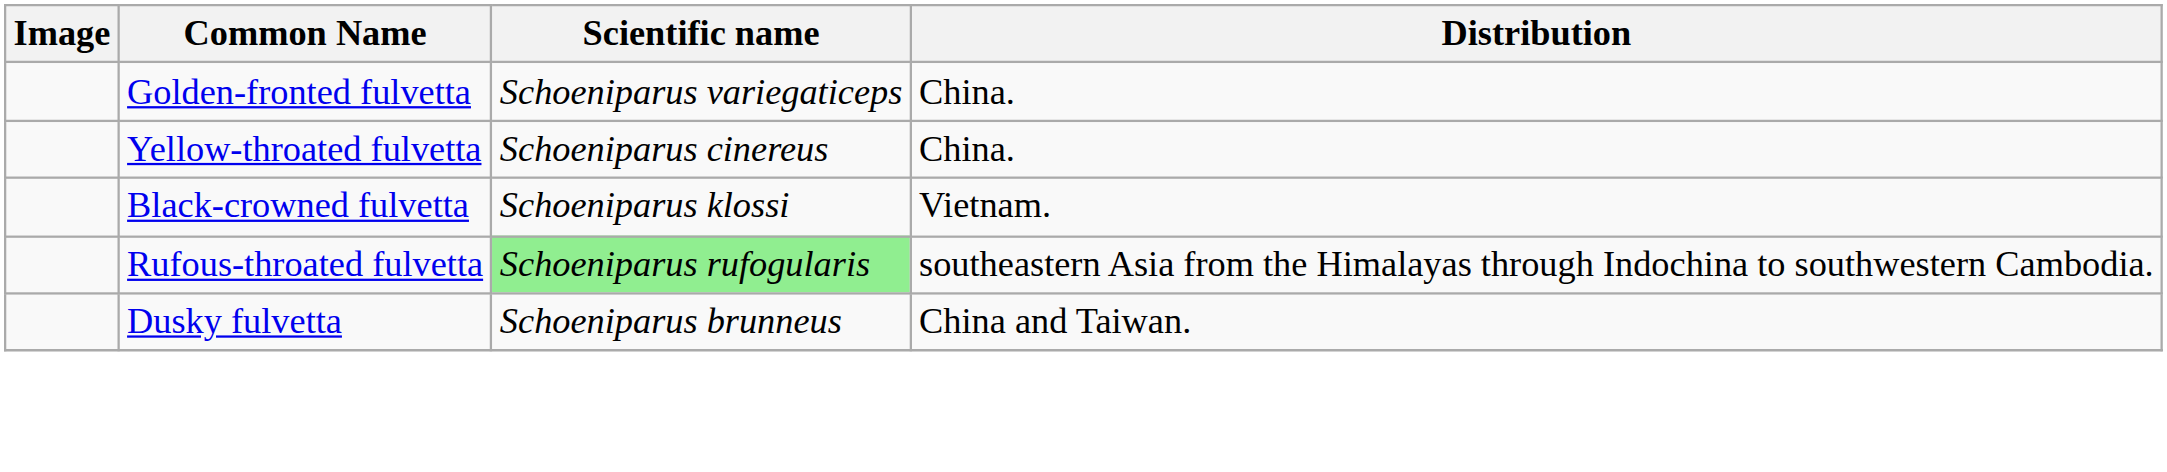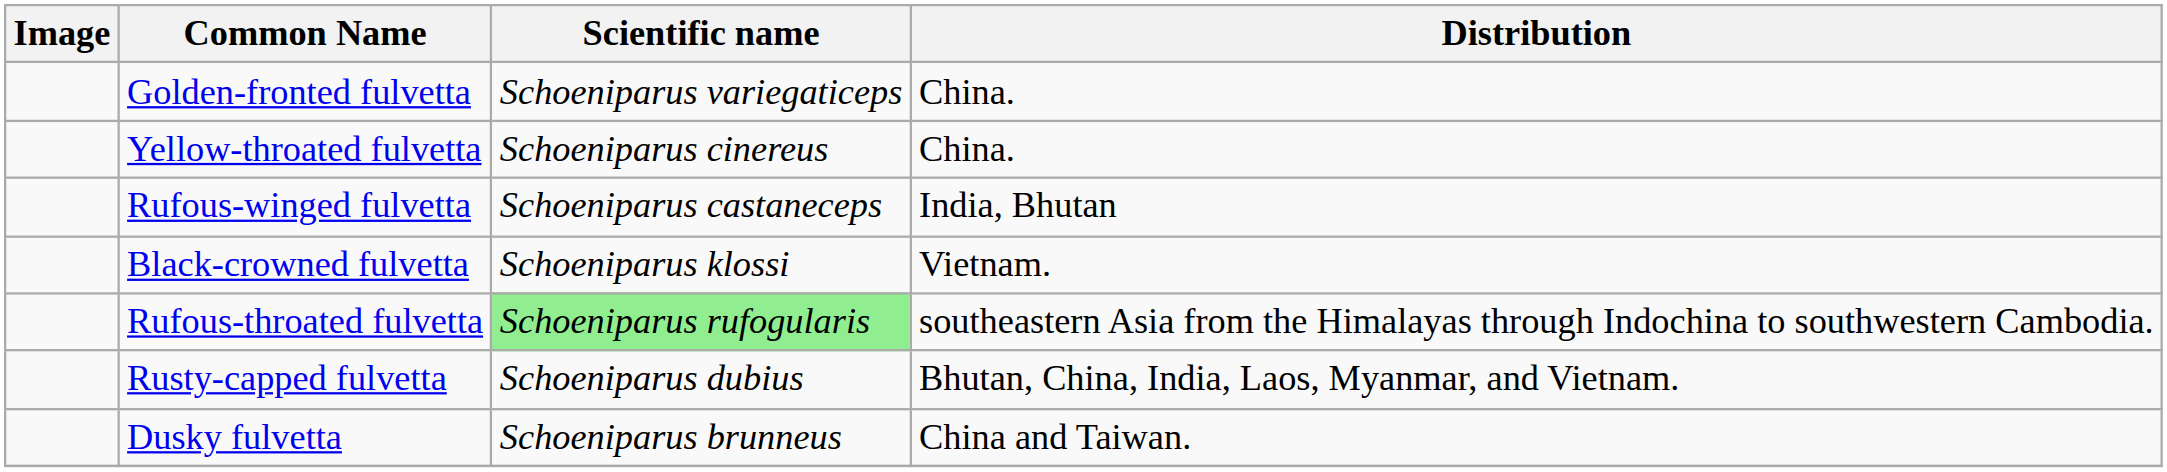+ row: (299, 206)
+ row: (287, 378)
